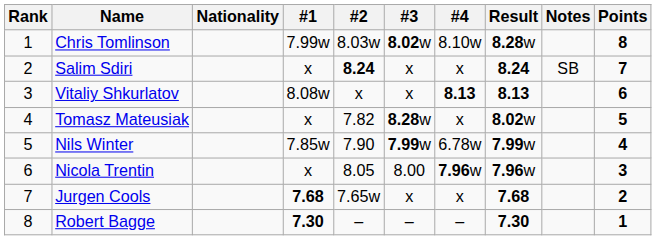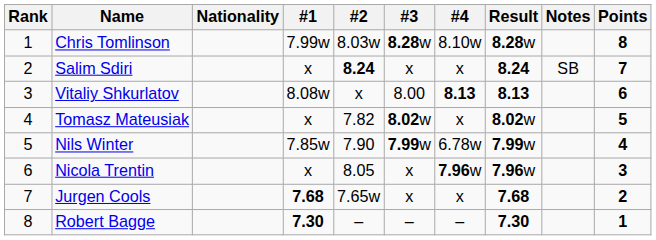(409, 42) 8.02w -> (409, 42) 8.28w
(409, 94) x -> (409, 94) 8.00
(409, 119) 8.28w -> (409, 119) 8.02w
(409, 171) 8.00 -> (409, 171) x
